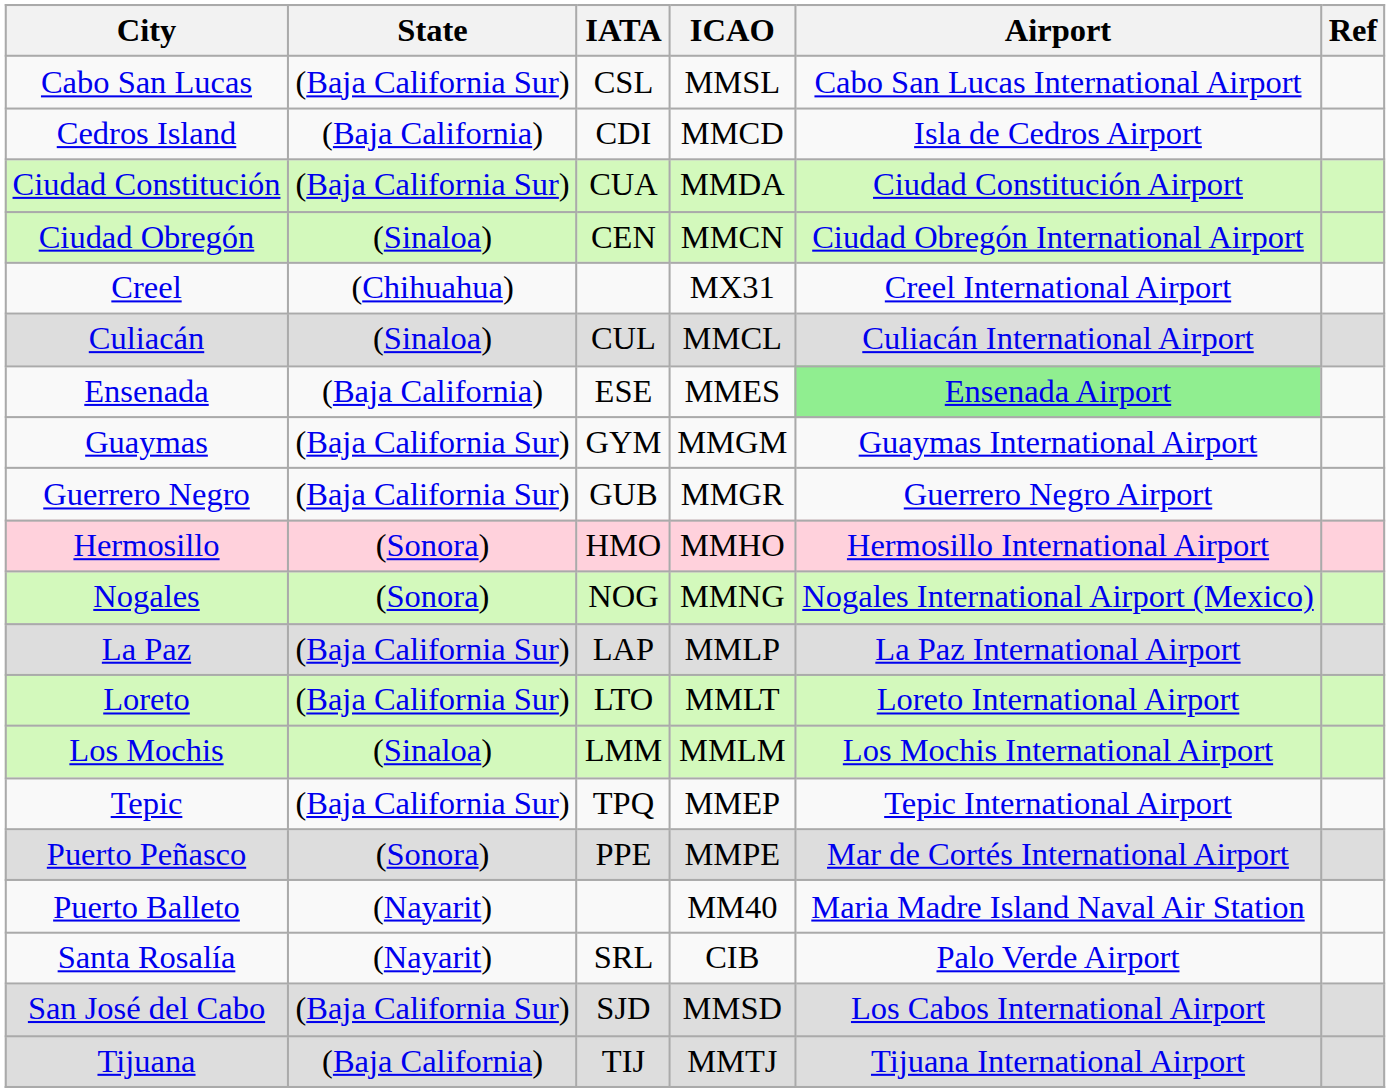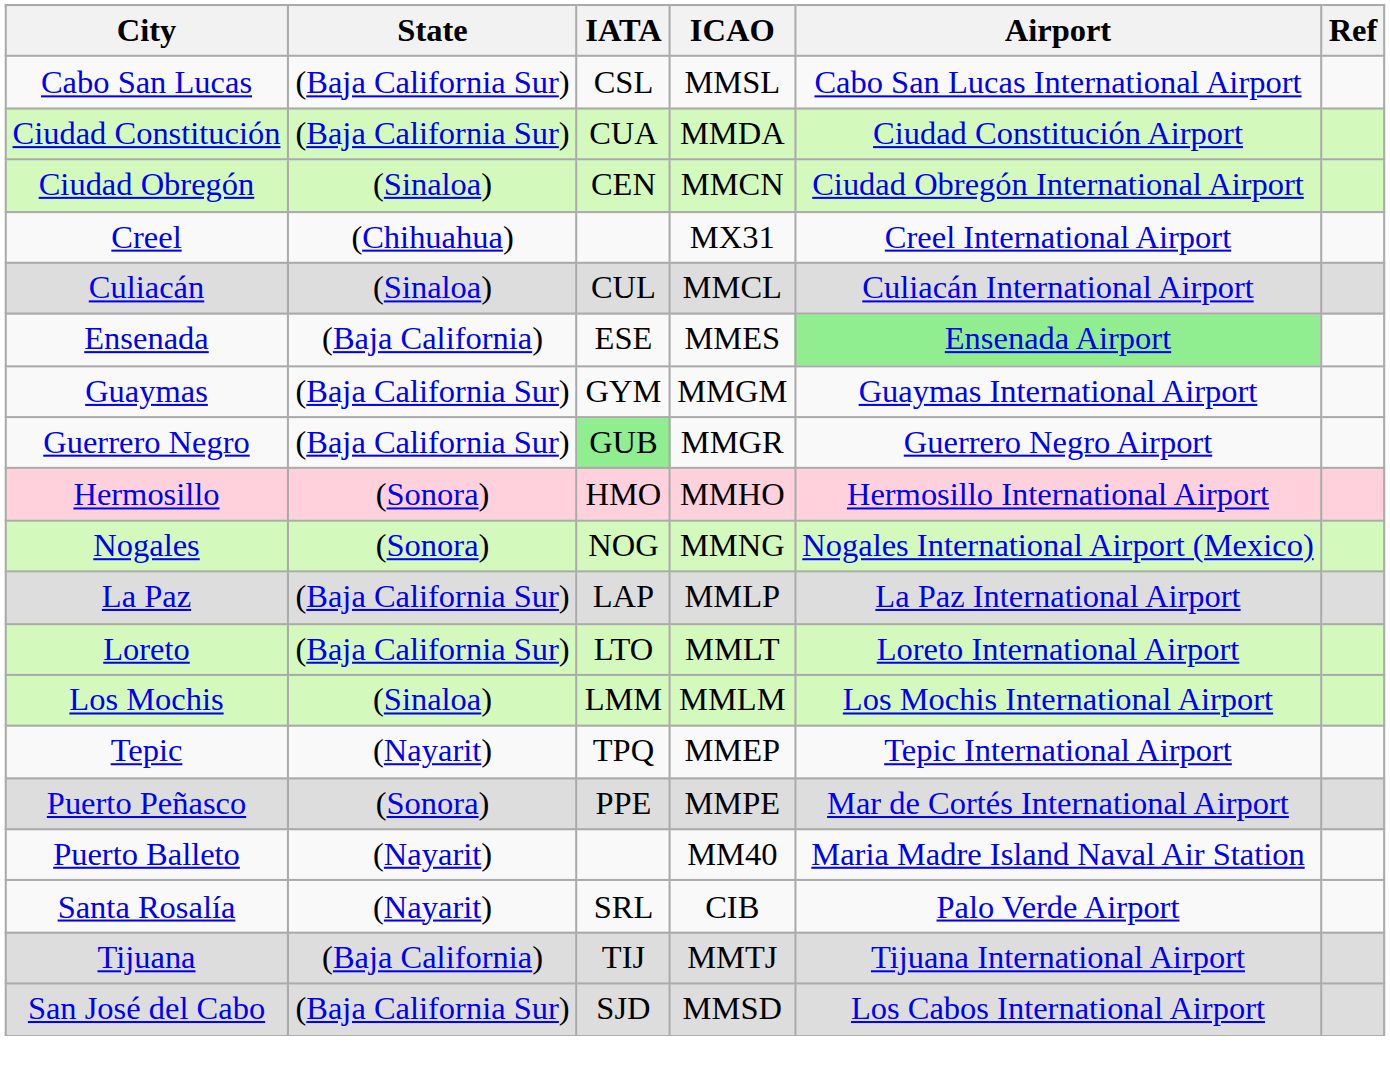- row: (147, 133)
(623, 493) no background -> (623, 442) lightgreen background
(433, 802) (Baja California Sur) -> (433, 751) (Nayarit)
rows swapped: (147, 1008) <-> (147, 1060)
